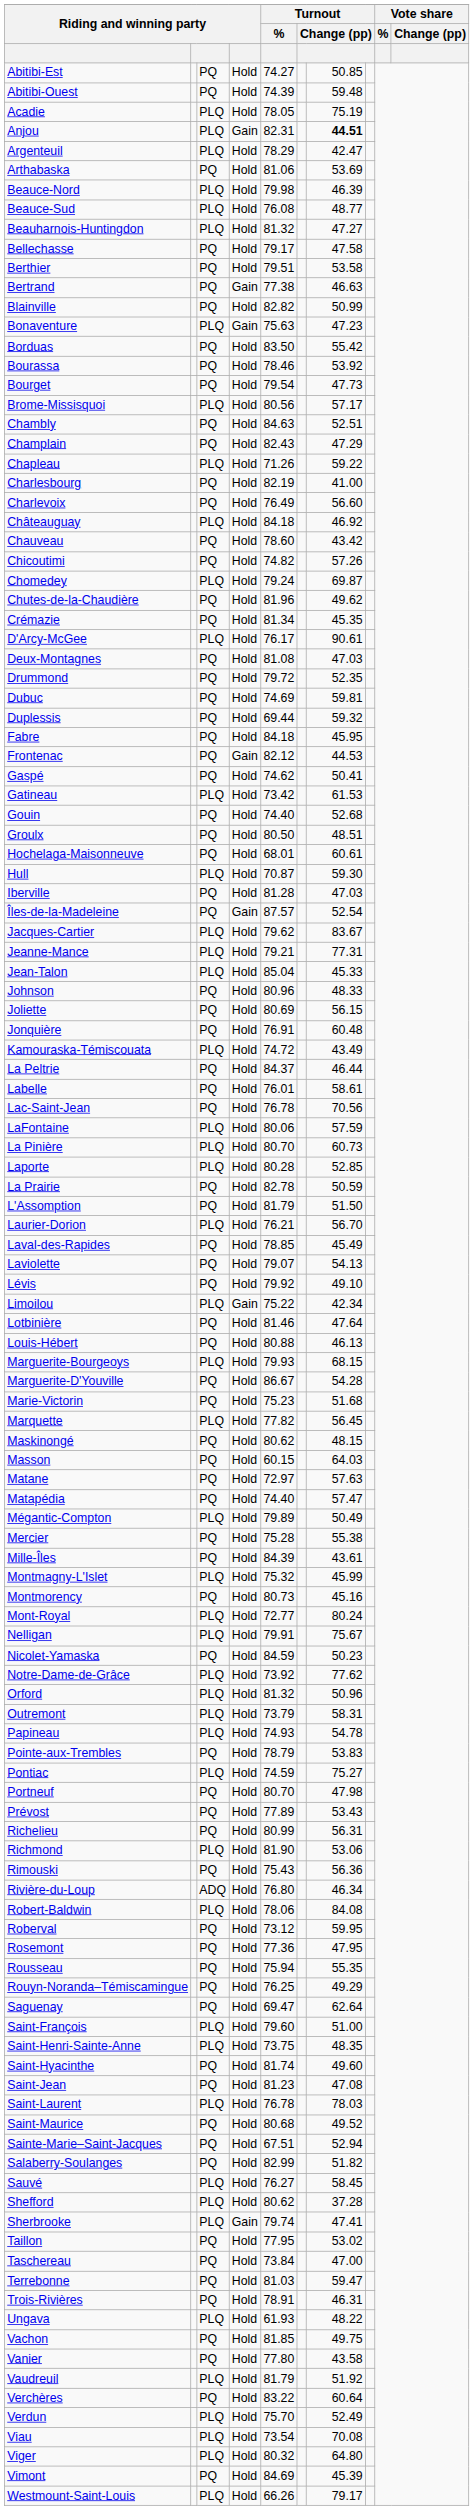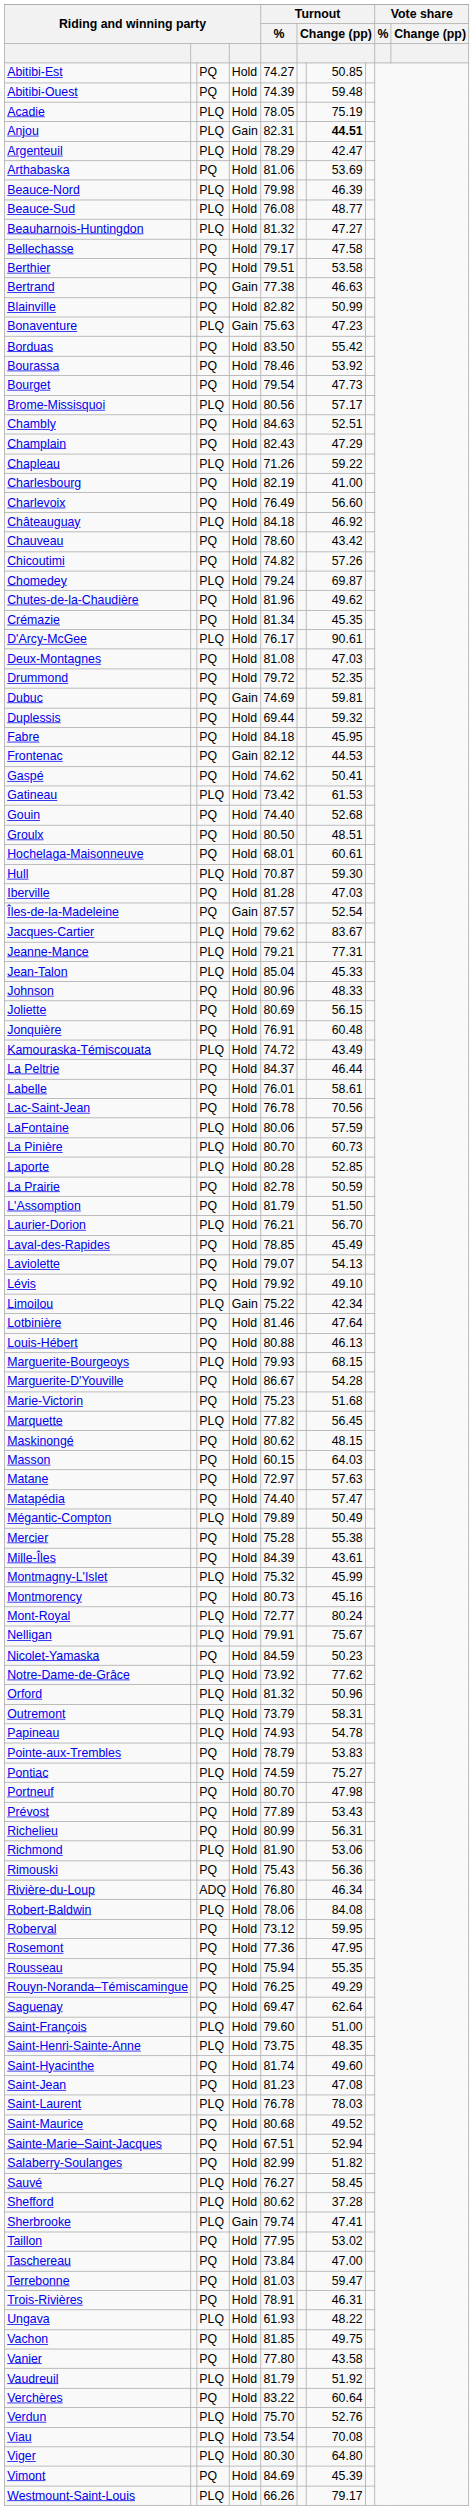(244, 698) Hold -> (245, 698) Gain
(347, 2417) 52.49 -> (347, 2417) 52.76
(279, 2456) 80.32 -> (279, 2456) 80.30
